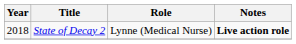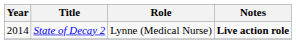(18, 30) 2018 -> (18, 30) 2014
